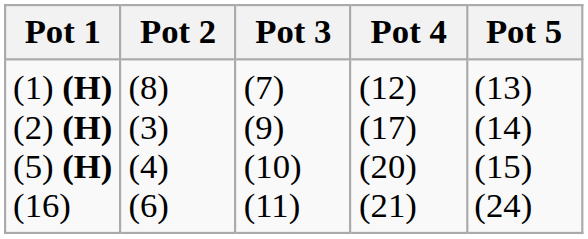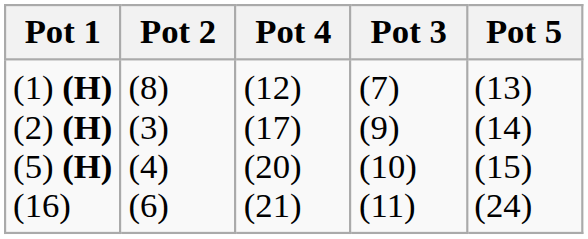columns swapped: (293, 32) <-> (409, 32)
